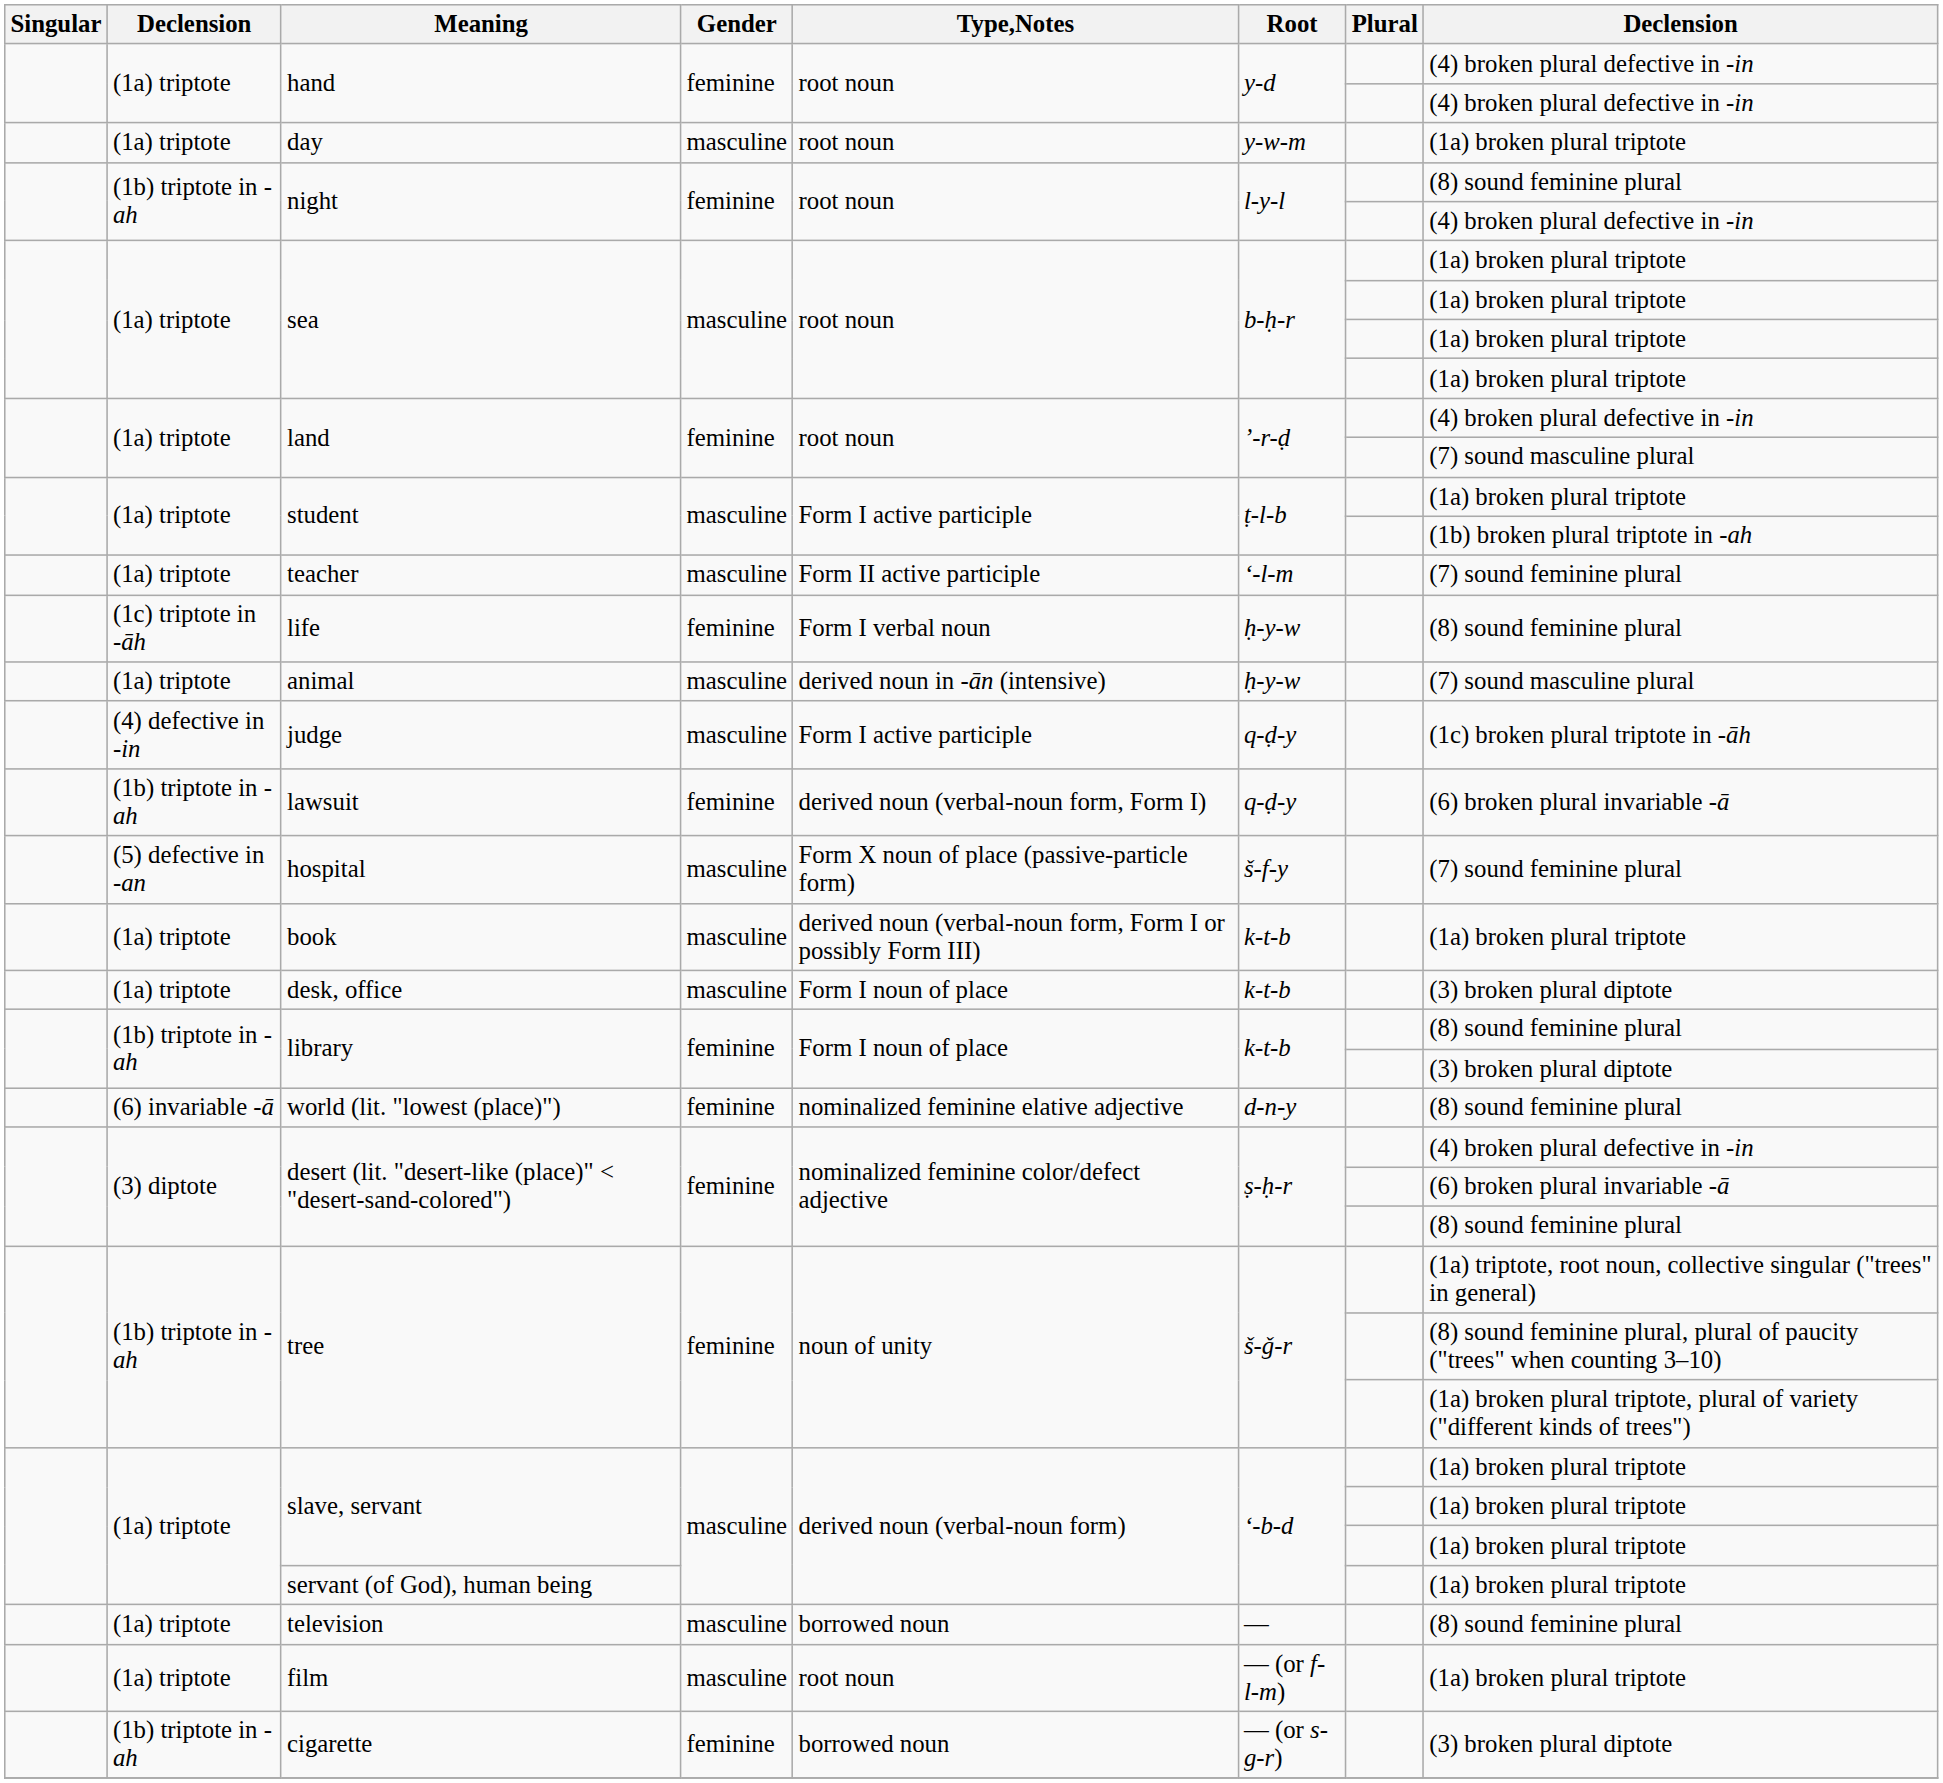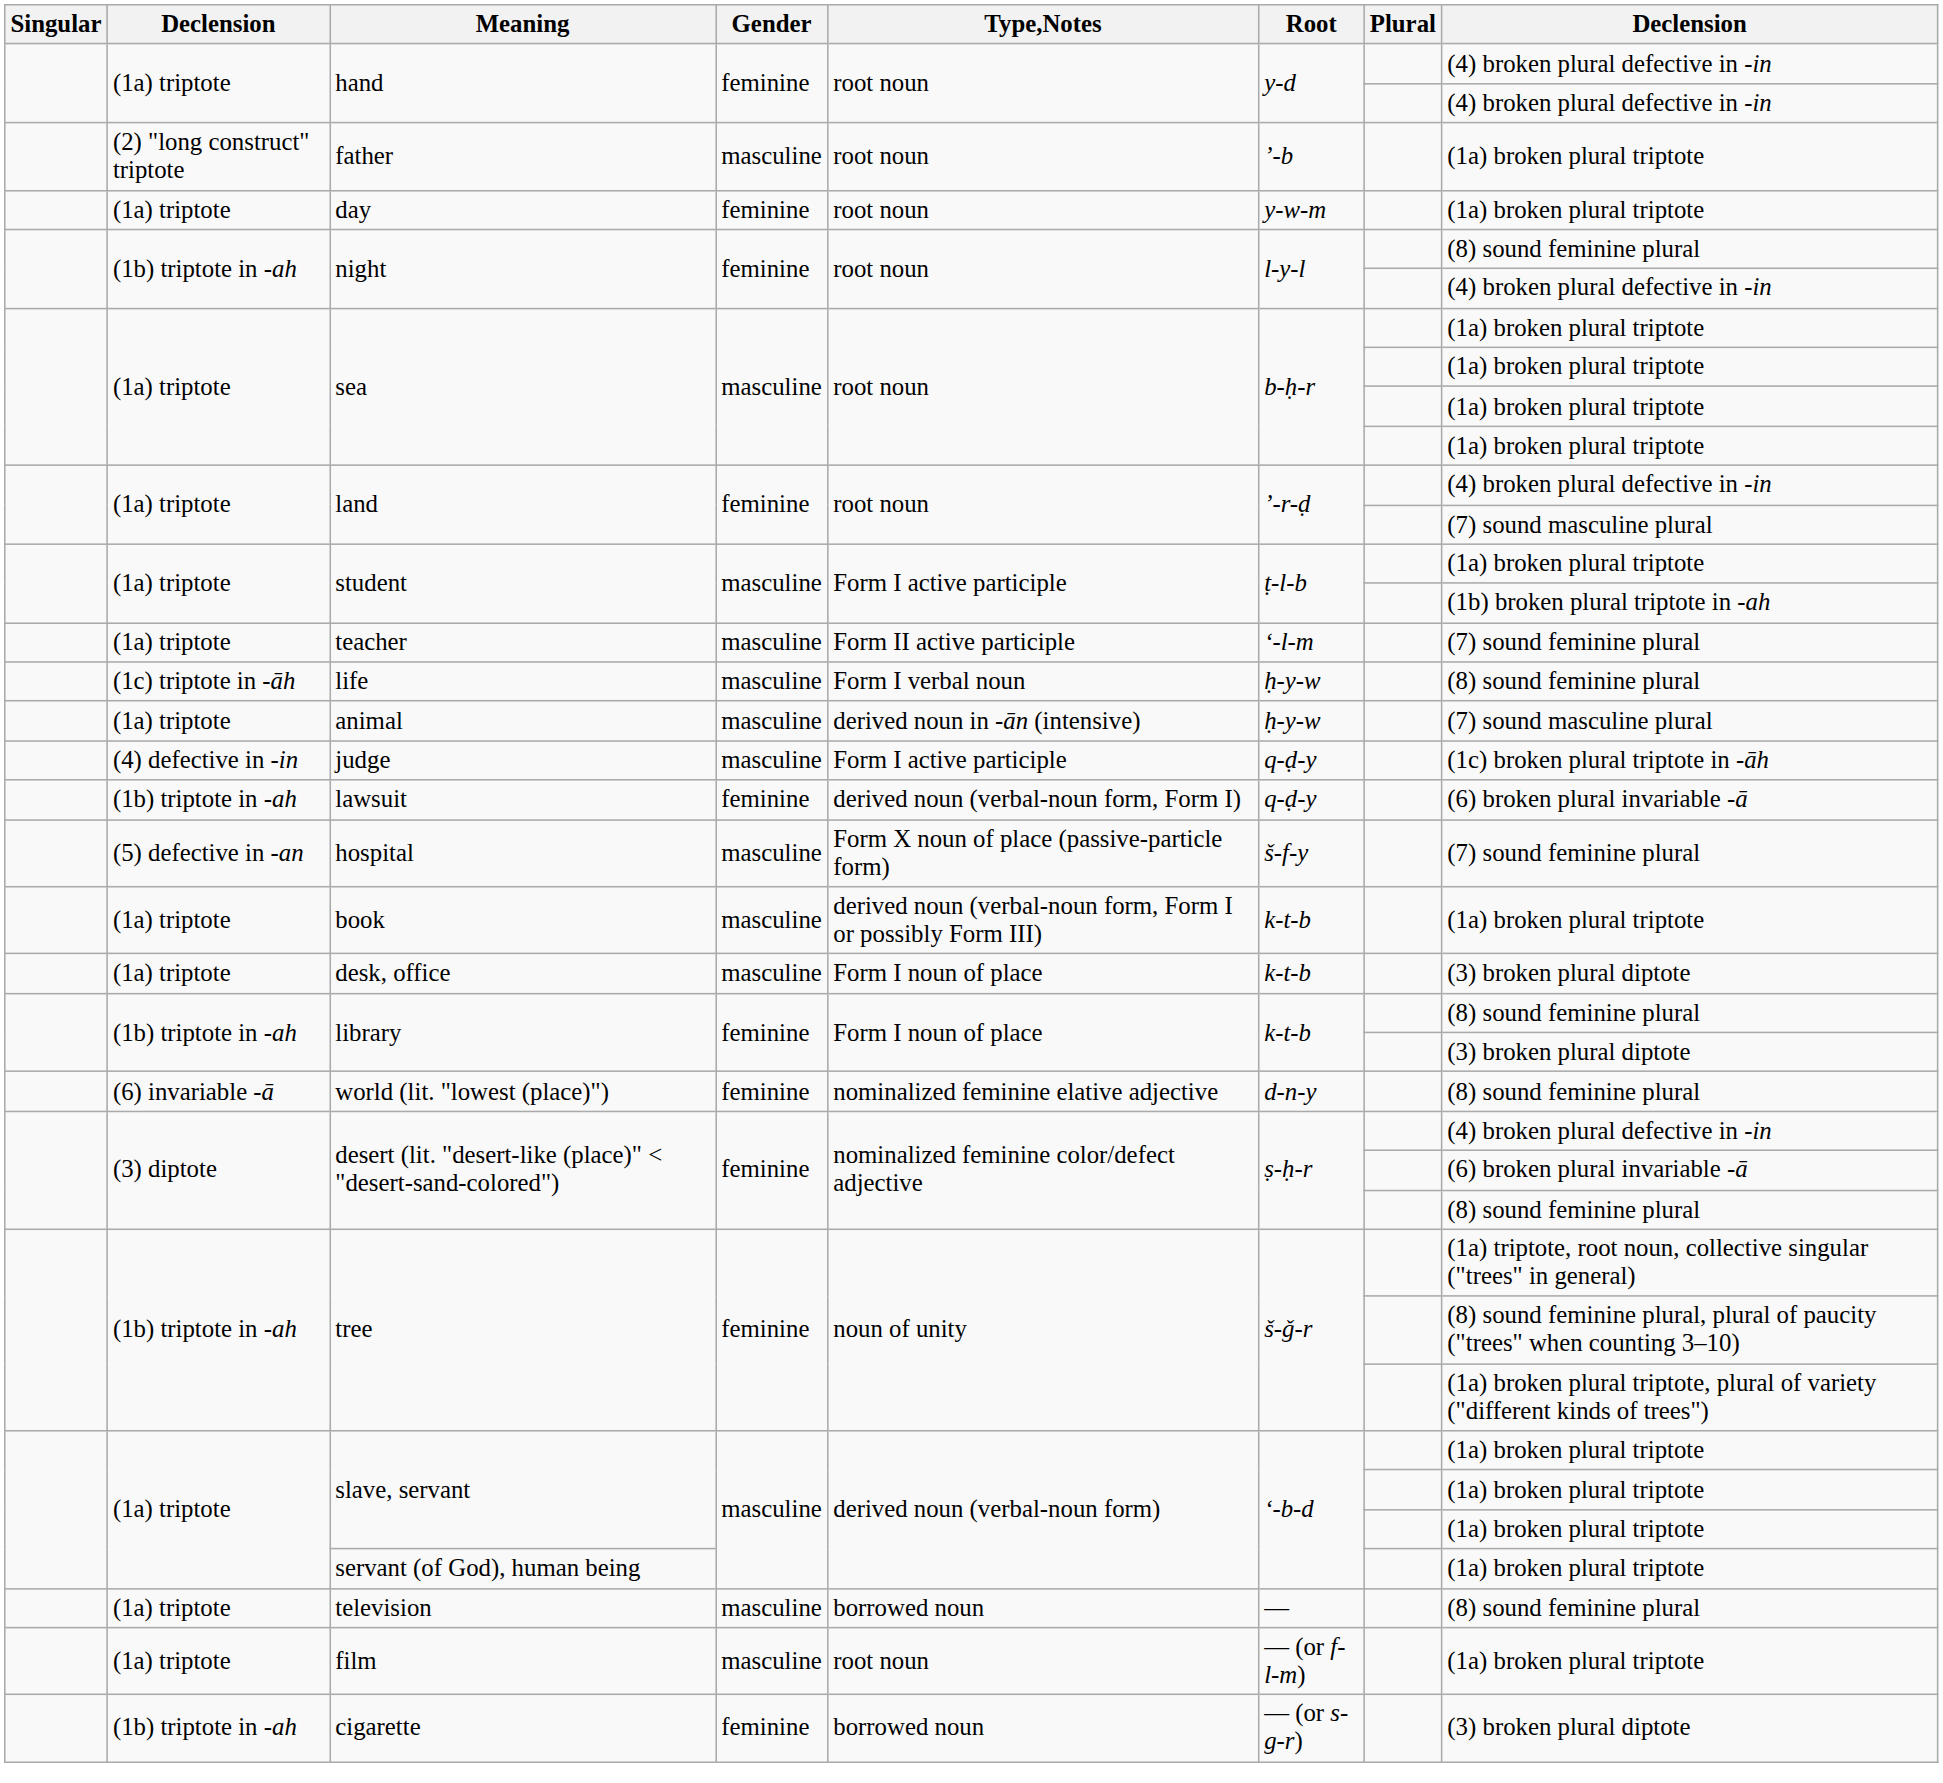+ row: (211, 156)
(737, 142) masculine -> (765, 209) feminine
(731, 628) feminine -> (772, 681) masculine
